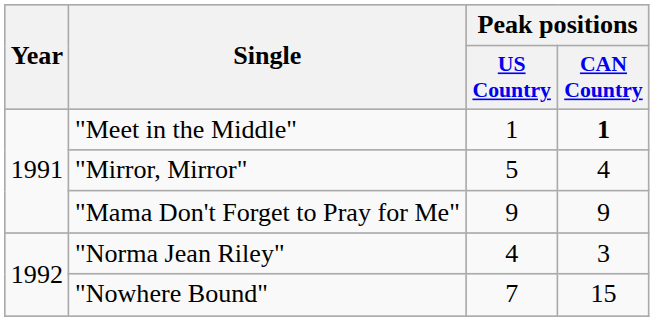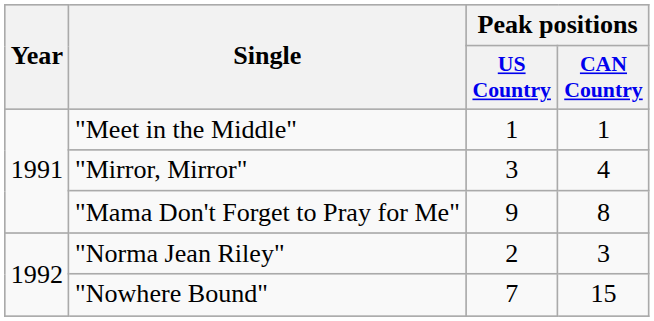(603, 128) bold -> (603, 128) normal
(512, 170) 5 -> (512, 170) 3
(603, 211) 9 -> (603, 211) 8
(512, 253) 4 -> (512, 253) 2
